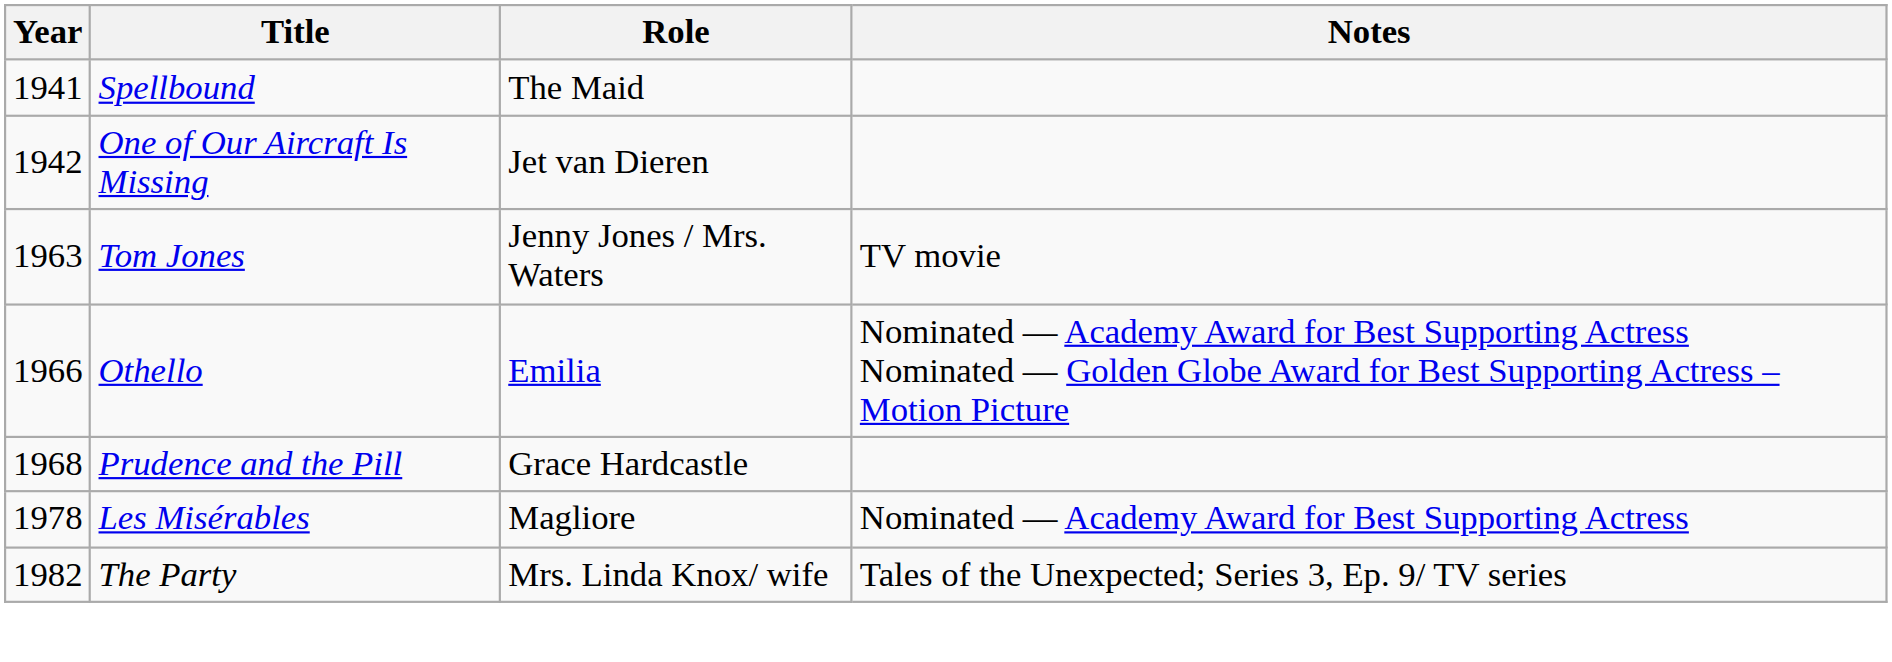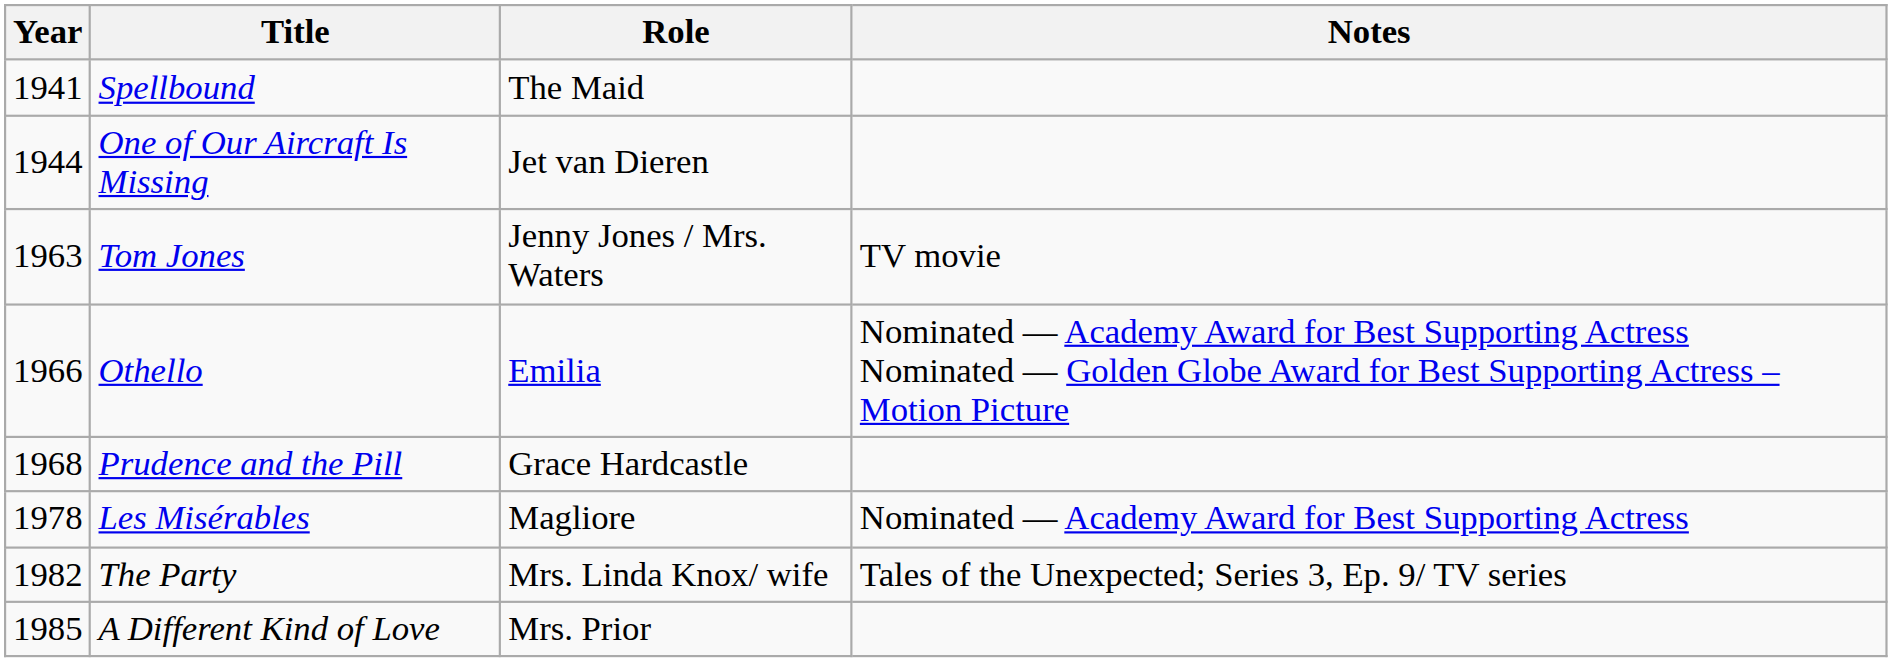(48, 161) 1942 -> (48, 161) 1944
+ row: (269, 628)
